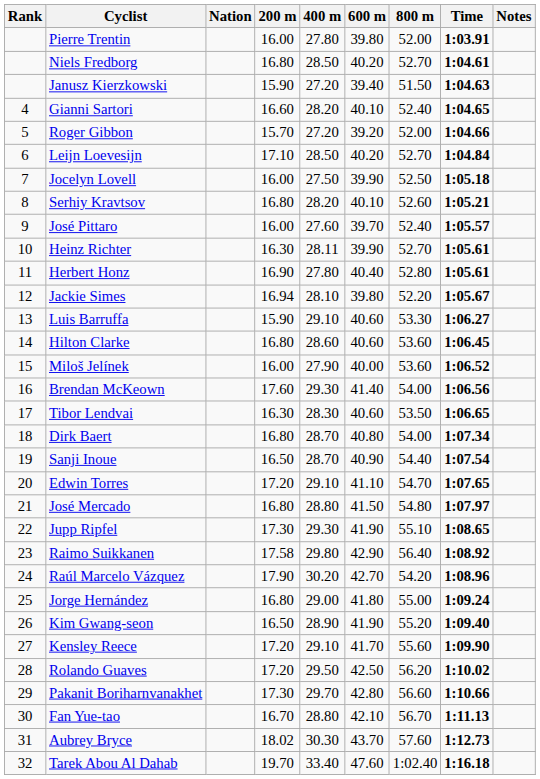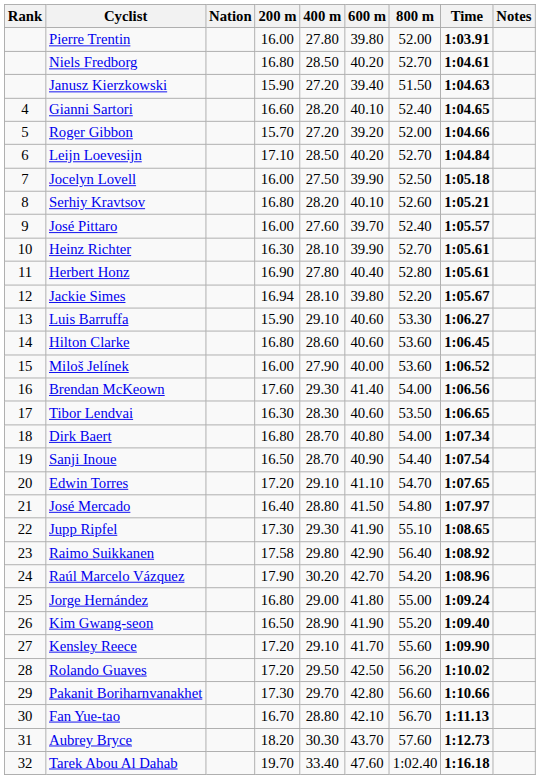(322, 249) 28.11 -> (322, 249) 28.10
(277, 506) 16.80 -> (277, 506) 16.40
(277, 739) 18.02 -> (277, 739) 18.20
